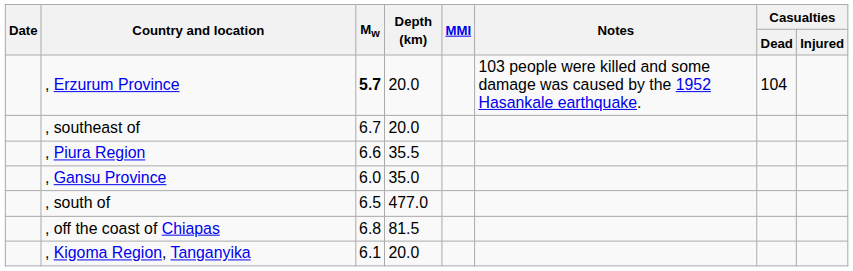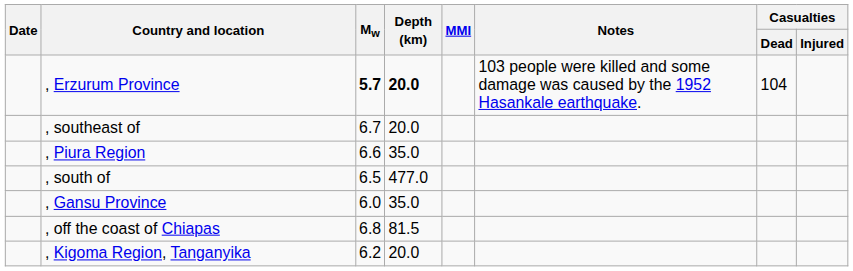(404, 85) normal -> (404, 85) bold
(404, 153) 35.5 -> (404, 153) 35.0
rows swapped: (106, 178) <-> (77, 203)
(370, 253) 6.1 -> (370, 253) 6.2
